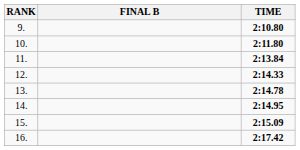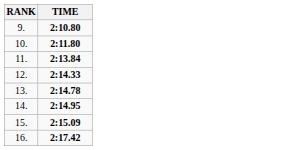- column: (140, 12)
